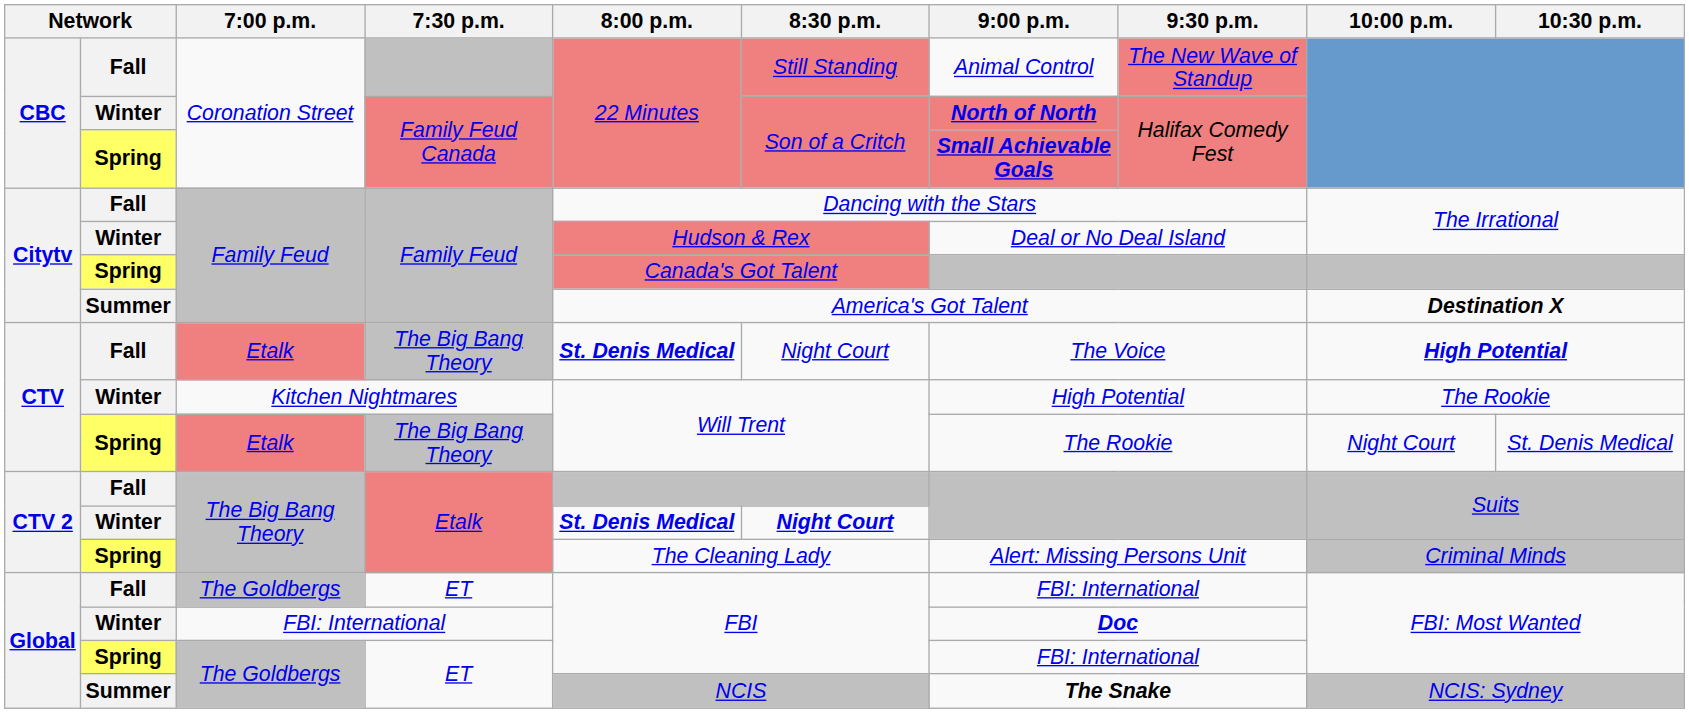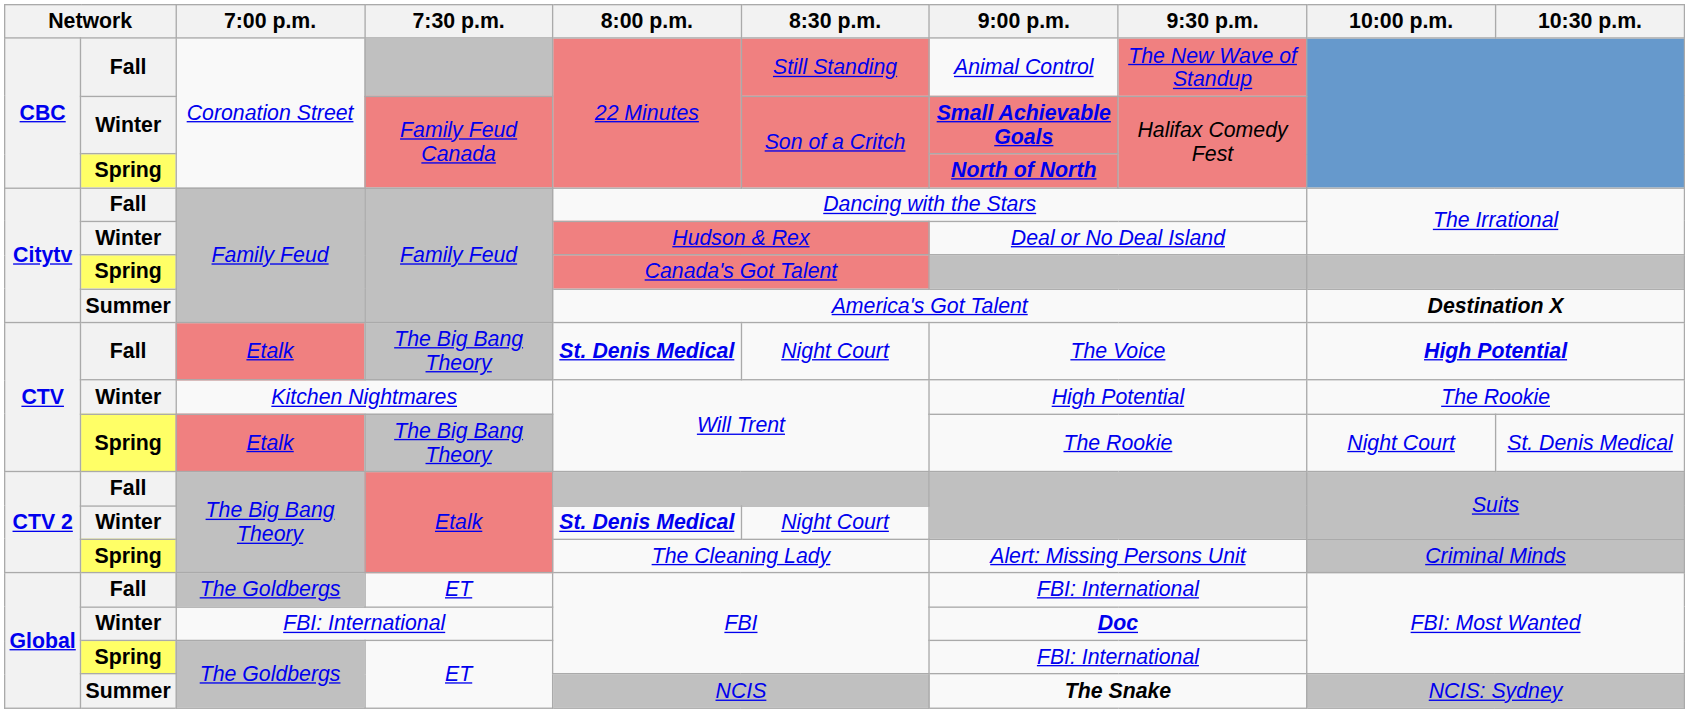(1024, 112) North of North -> (1024, 124) Small Achievable Goals
(1024, 158) Small Achievable Goals -> (1024, 170) North of North
(835, 522) bold -> (835, 522) normal
